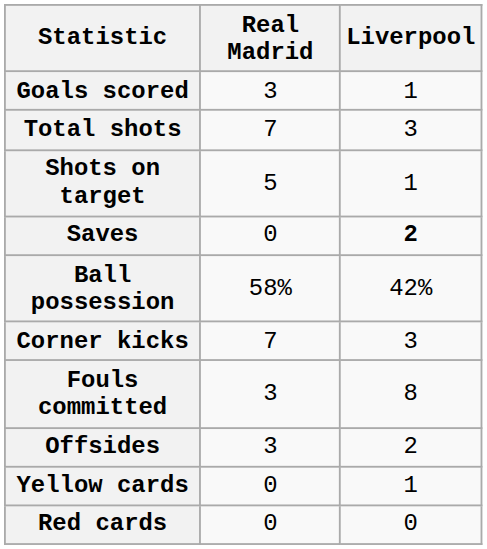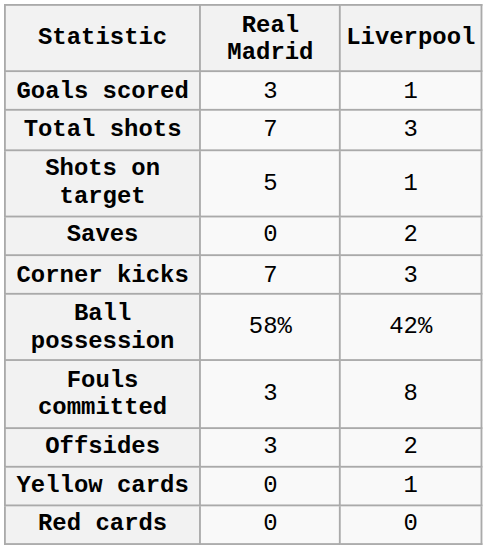(411, 236) bold -> (411, 236) normal
rows swapped: (103, 288) <-> (103, 341)
